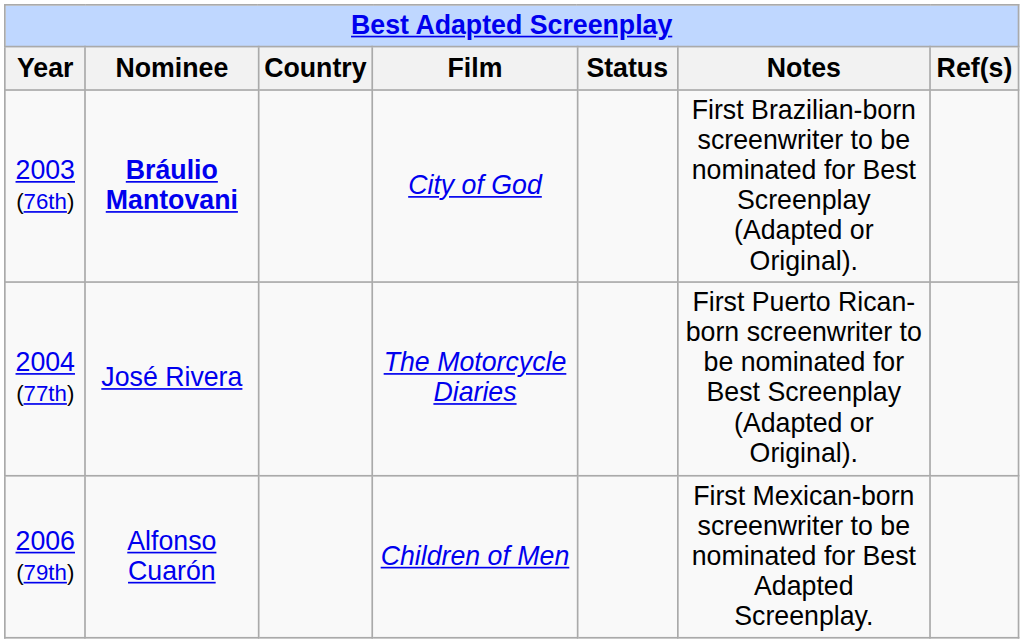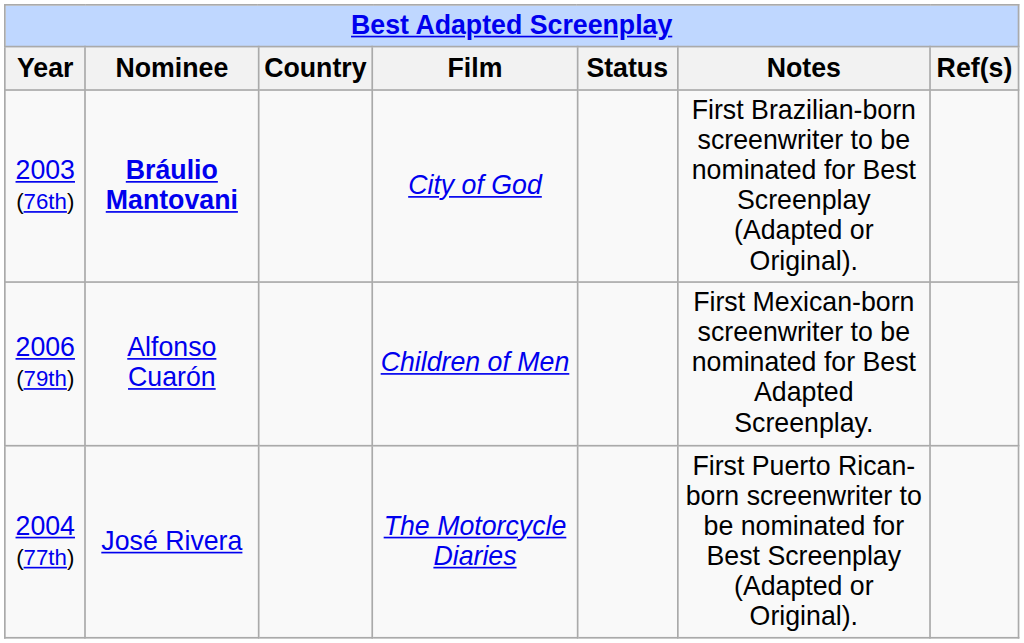rows swapped: (45, 378) <-> (45, 555)
